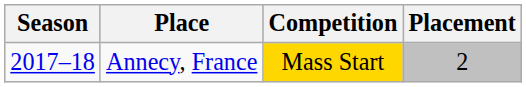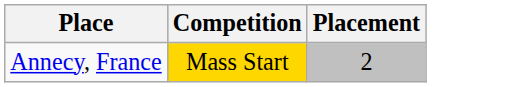- column: (53, 23)
